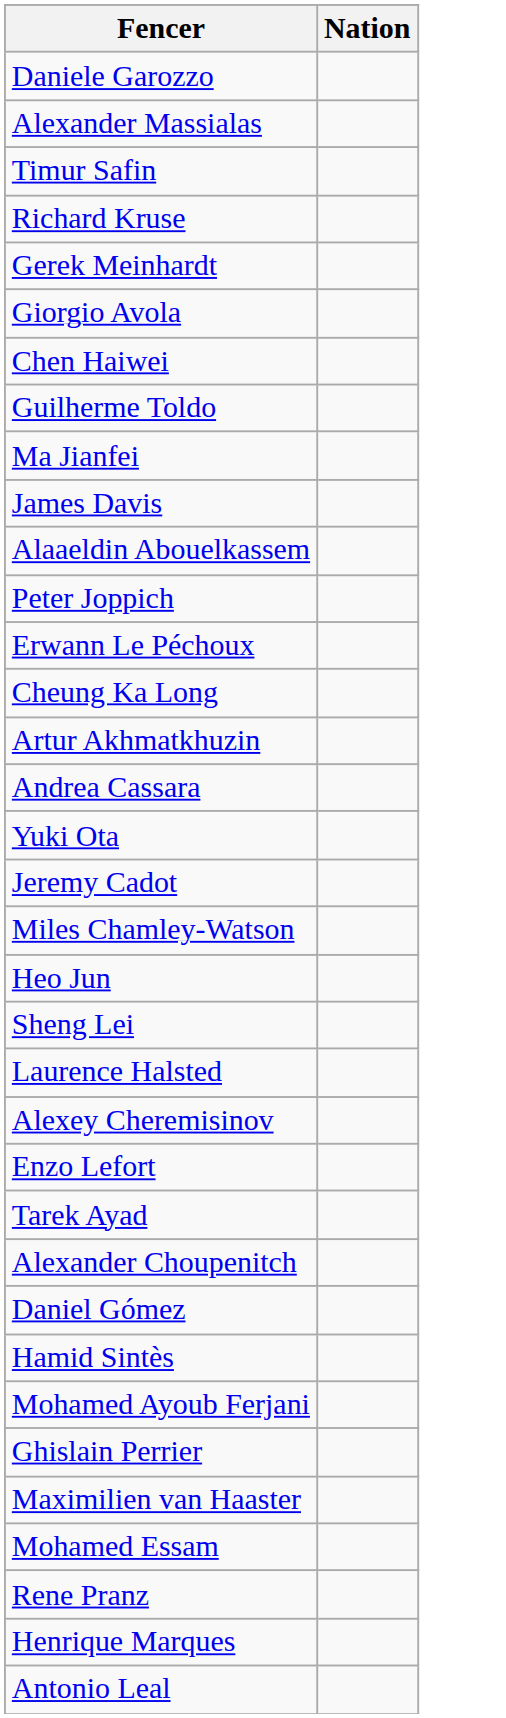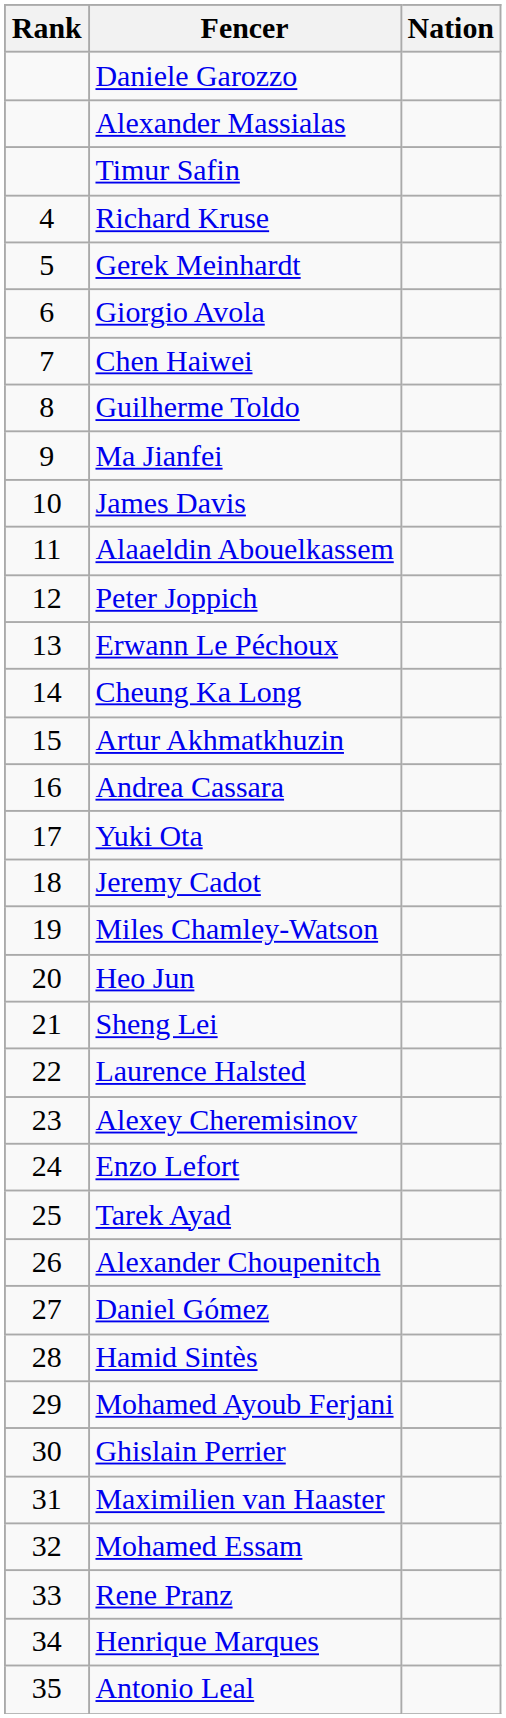+ column: (47, 28)
